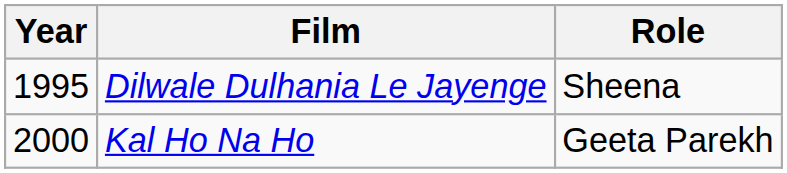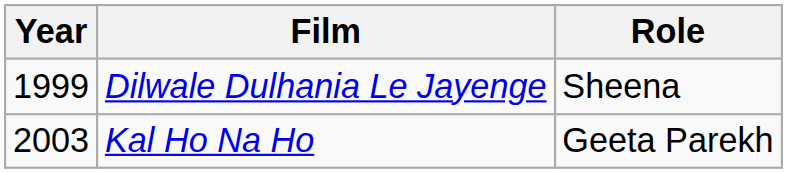(51, 85) 1995 -> (51, 85) 1999
(51, 140) 2000 -> (51, 140) 2003
